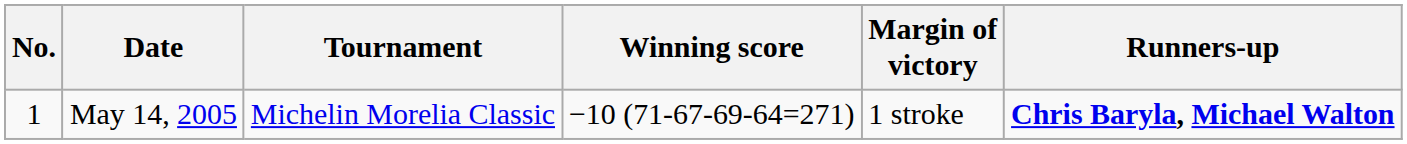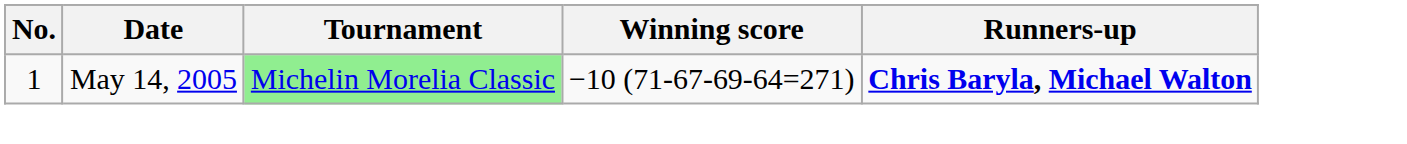- column: (933, 47)
(403, 114) no background -> (403, 78) lightgreen background
